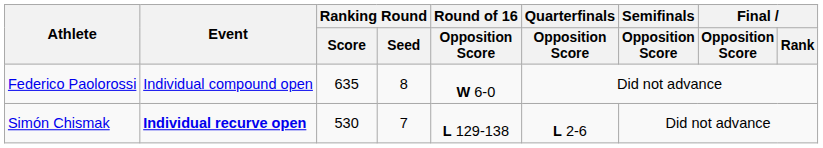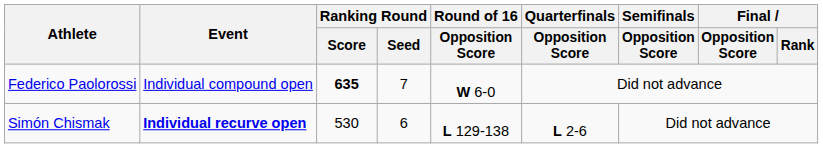(347, 84) normal -> (347, 84) bold
(404, 84) 8 -> (404, 84) 7
(404, 123) 7 -> (404, 123) 6
